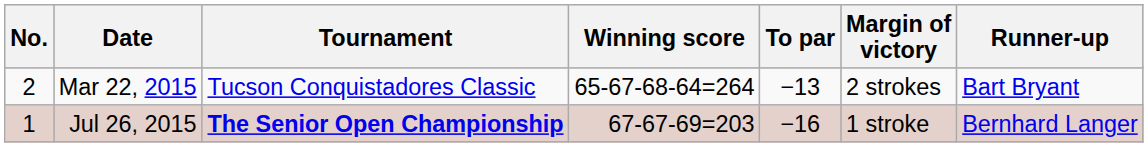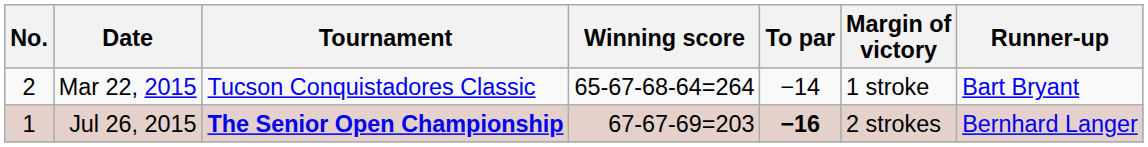(800, 87) −13 -> (800, 87) −14
(893, 87) 2 strokes -> (888, 87) 1 stroke
(800, 124) normal -> (800, 124) bold
(888, 124) 1 stroke -> (893, 124) 2 strokes
